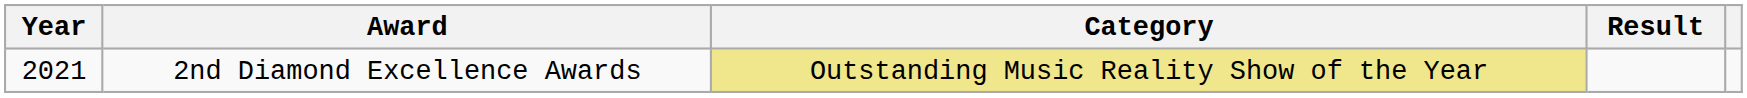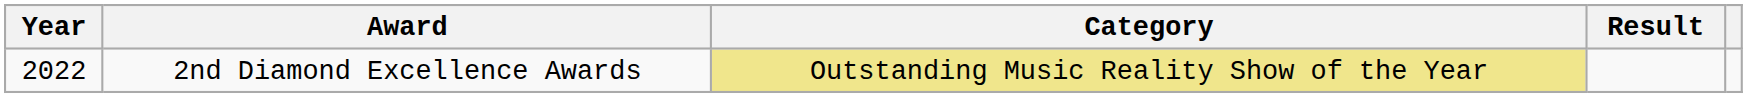(54, 71) 2021 -> (54, 71) 2022
